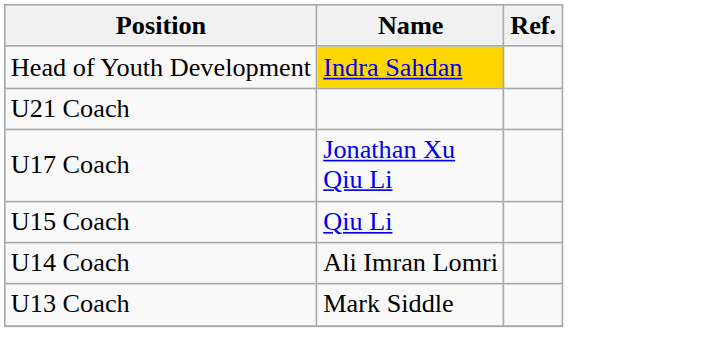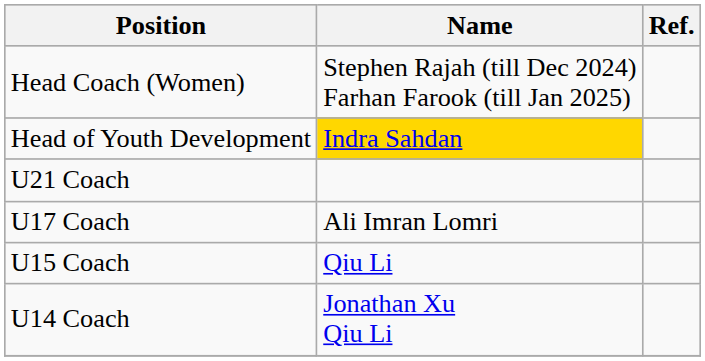+ row: (128, 81)
(389, 164) Jonathan Xu Qiu Li -> (411, 221) Ali Imran Lomri
(411, 262) Ali Imran Lomri -> (389, 319) Jonathan Xu Qiu Li
- row: (70, 304)
